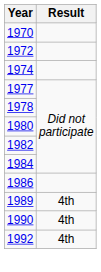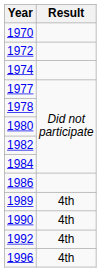+ row: (20, 257)
